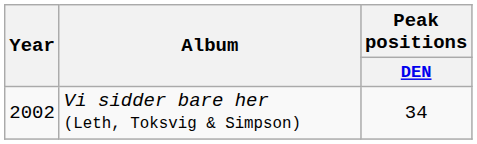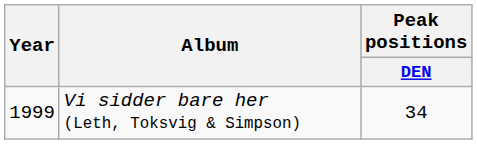(32, 113) 2002 -> (32, 113) 1999
